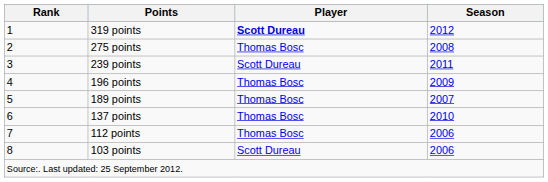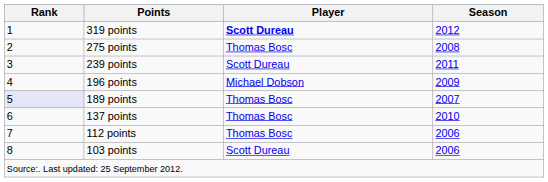(270, 82) Thomas Bosc -> (265, 82) Michael Dobson
(10, 99) no background -> (10, 99) lavender background
